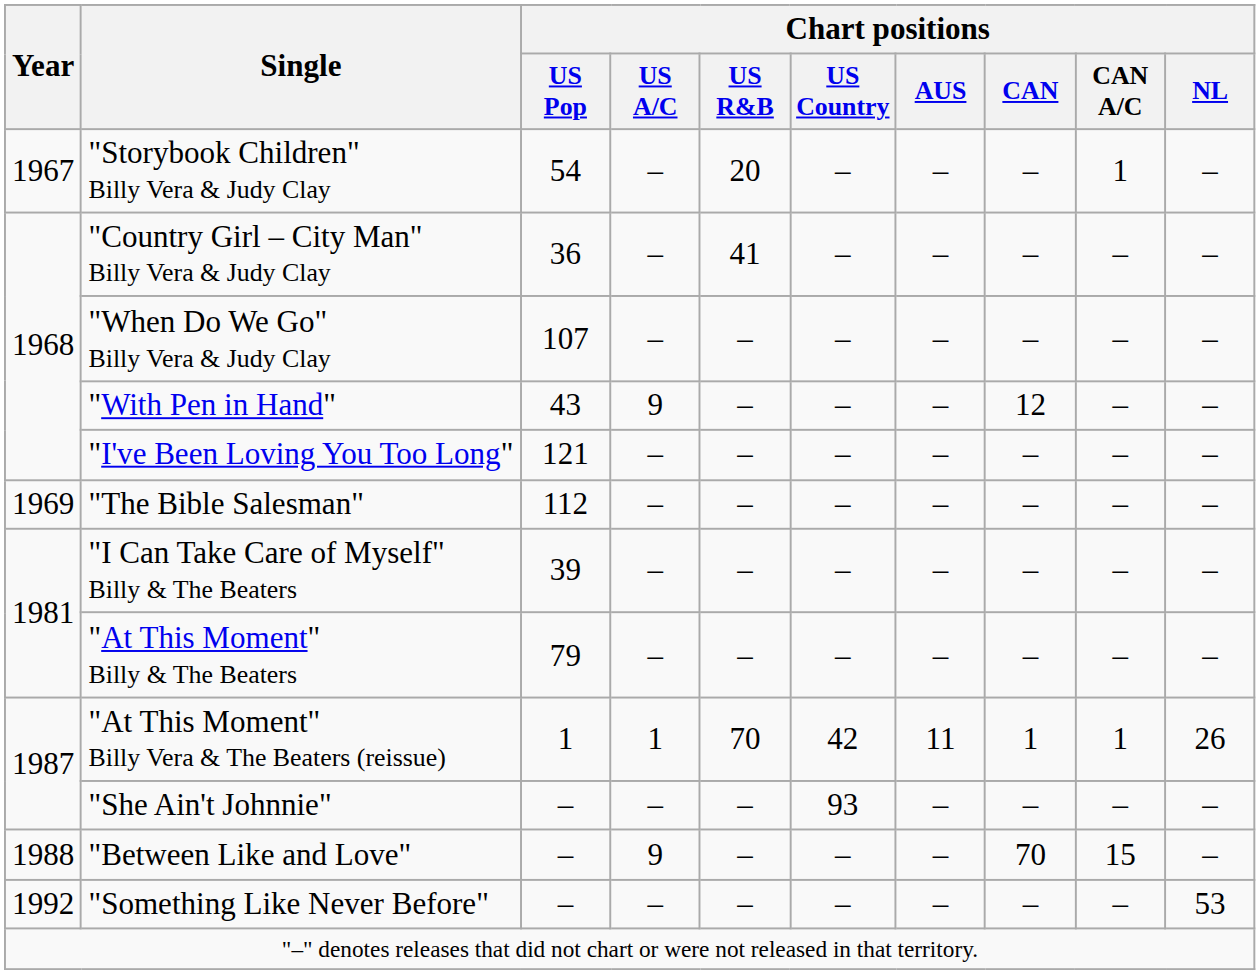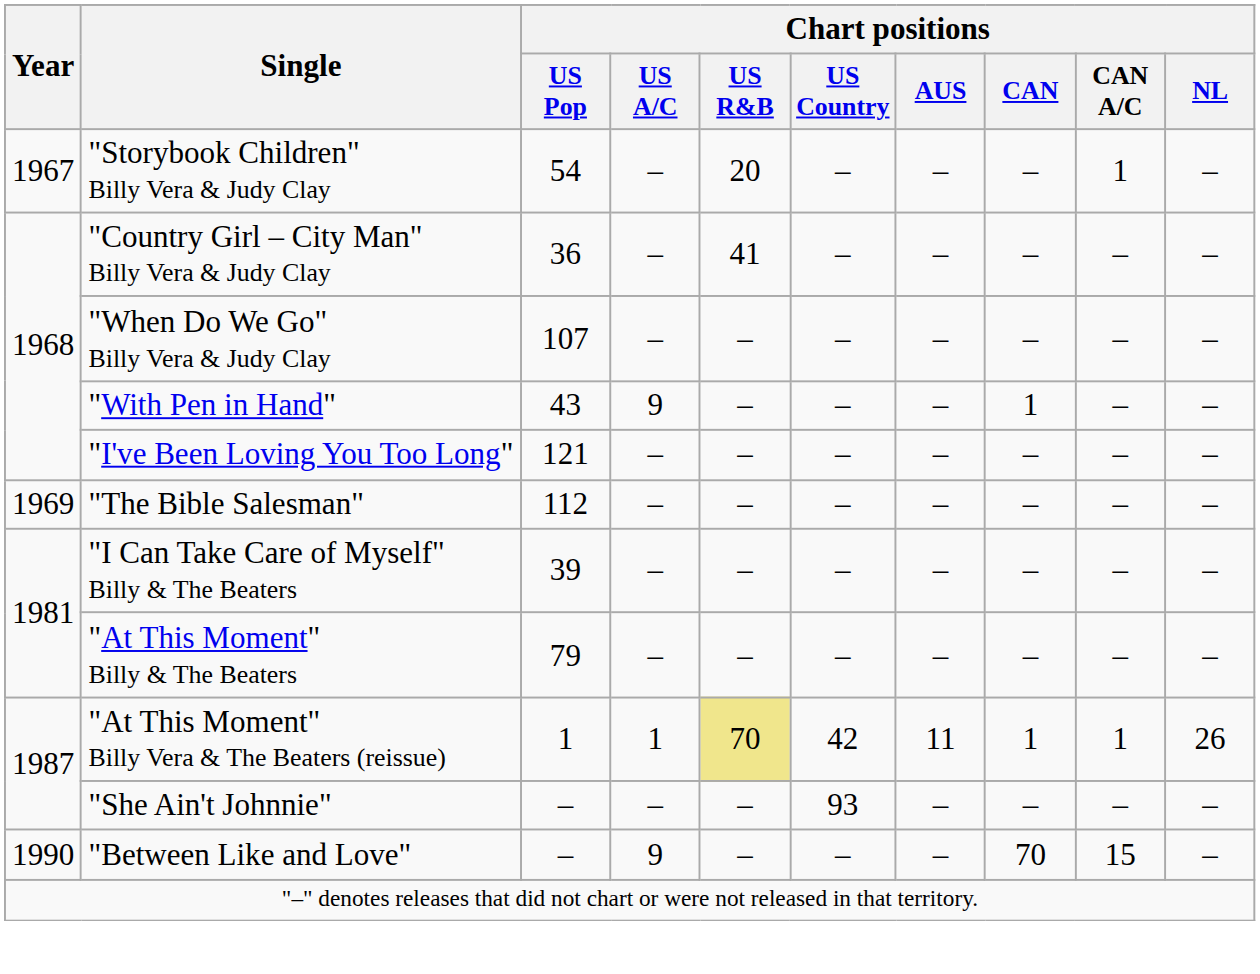(1030, 405) 12 -> (1030, 405) 1
(745, 738) no background -> (745, 738) khaki background
(43, 854) 1988 -> (43, 854) 1990
- row: (289, 903)
